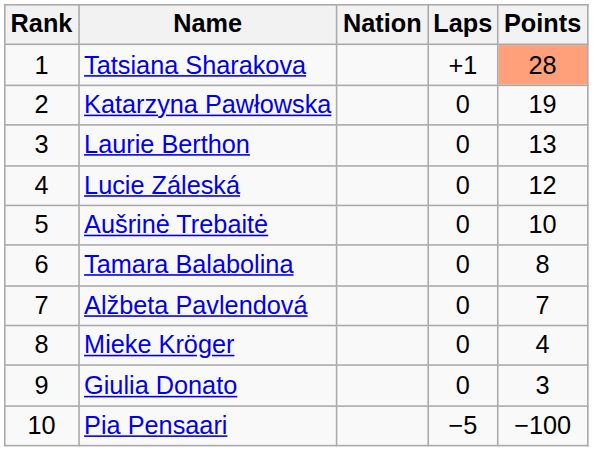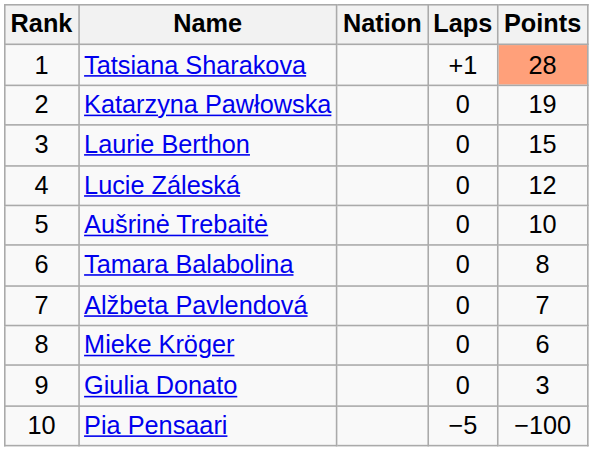(543, 144) 13 -> (543, 144) 15
(543, 345) 4 -> (543, 345) 6
